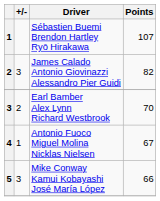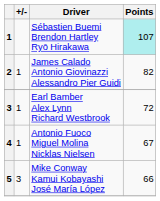(146, 37) no background -> (146, 37) paleturquoise background
(19, 72) 3 -> (19, 72) 1
(19, 108) 2 -> (19, 108) 1
(148, 108) 70 -> (148, 108) 72
